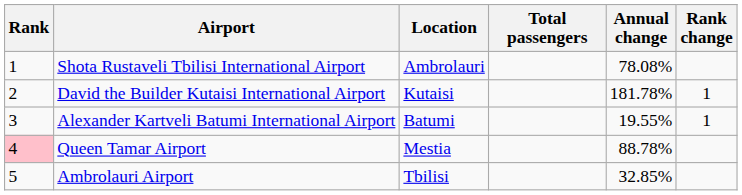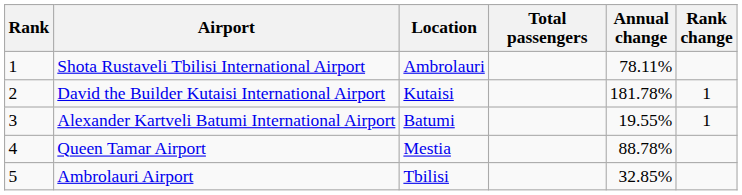(645, 65) 78.08% -> (646, 65) 78.11%
(13, 148) pink background -> (13, 148) no background
